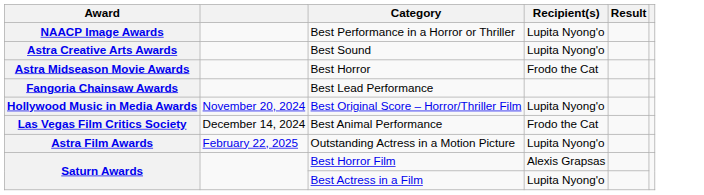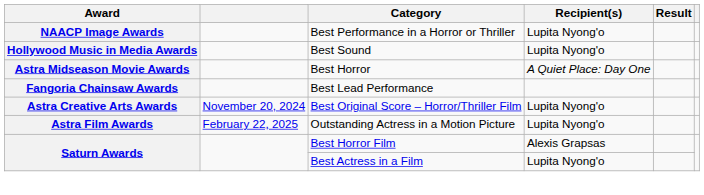(102, 50) Astra Creative Arts Awards -> (102, 50) Hollywood Music in Media Awards
(563, 69) Frodo the Cat -> (589, 69) A Quiet Place: Day One
(102, 106) Hollywood Music in Media Awards -> (102, 106) Astra Creative Arts Awards
- row: (376, 124)
